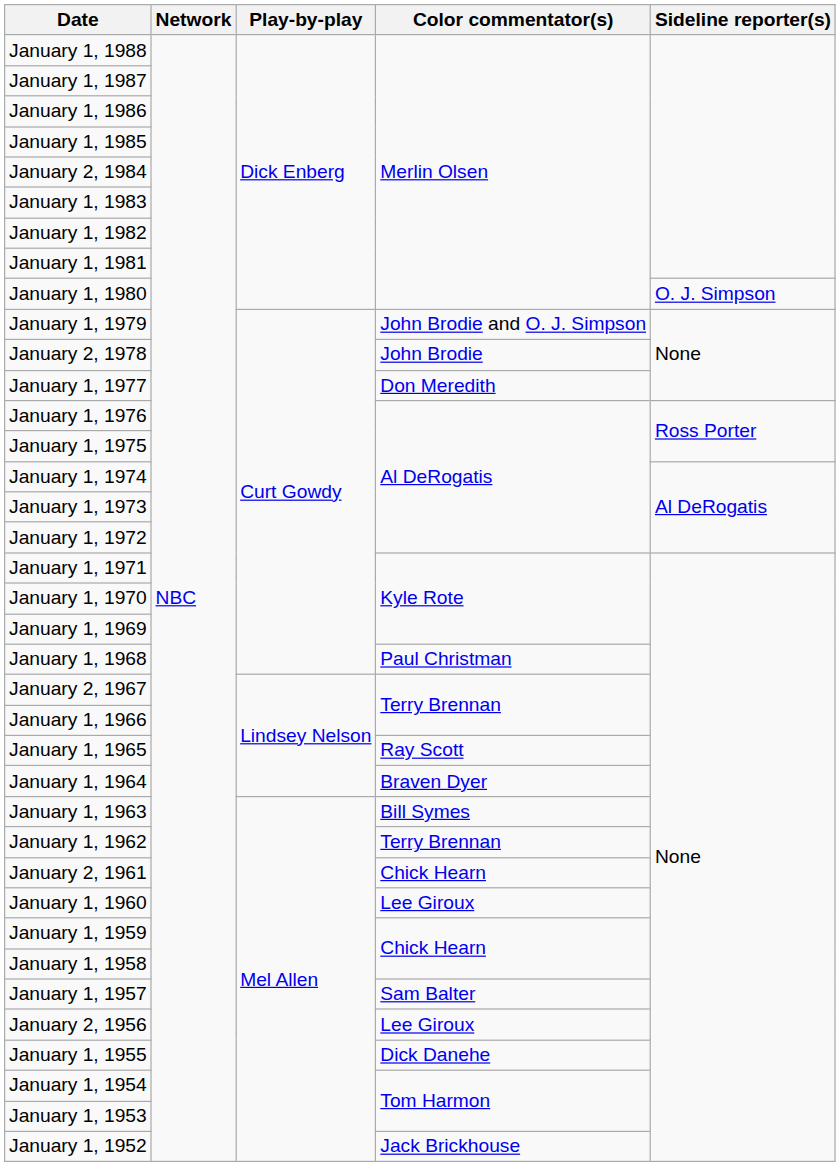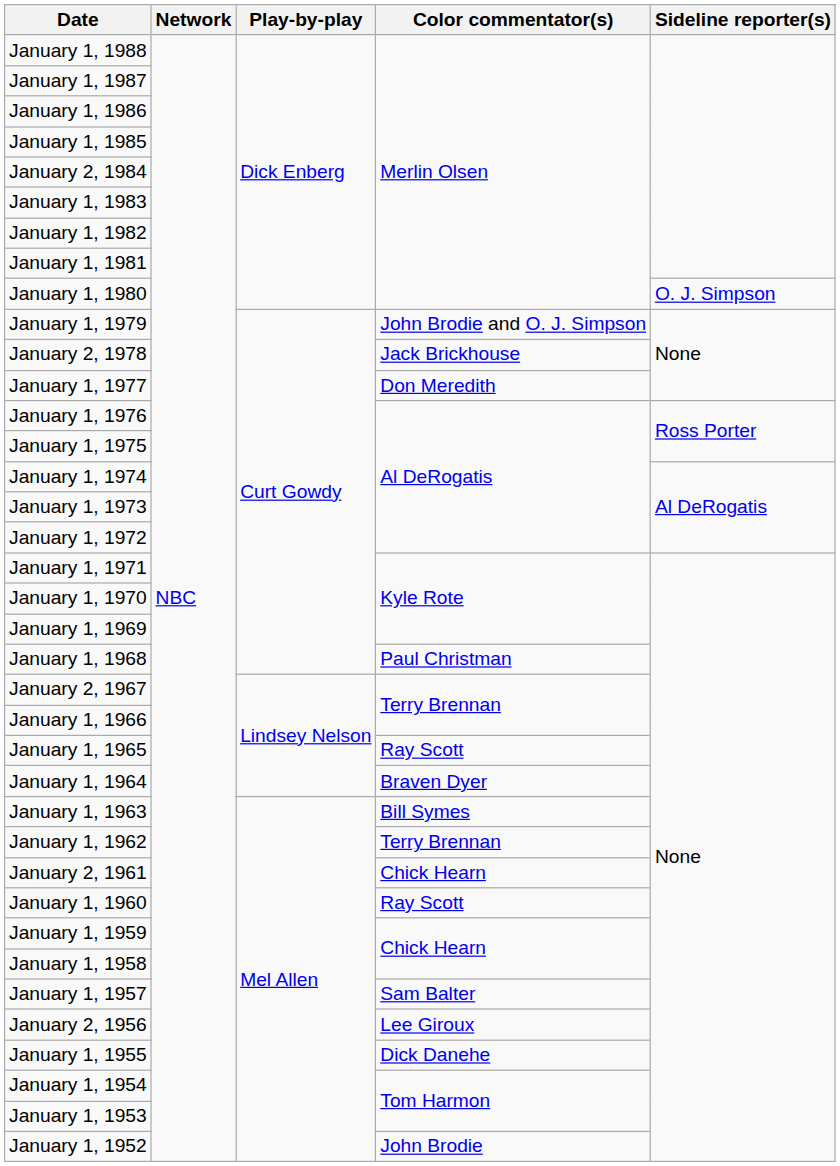(432, 354) John Brodie -> (450, 354) Jack Brickhouse
(427, 902) Lee Giroux -> (422, 902) Ray Scott
(450, 1146) Jack Brickhouse -> (432, 1146) John Brodie
